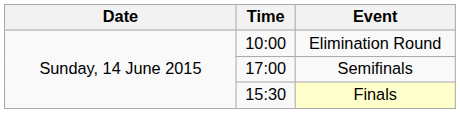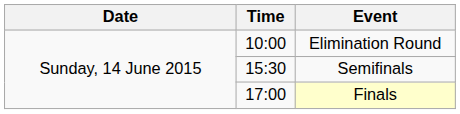(266, 69) 17:00 -> (266, 69) 15:30
(266, 95) 15:30 -> (266, 95) 17:00
